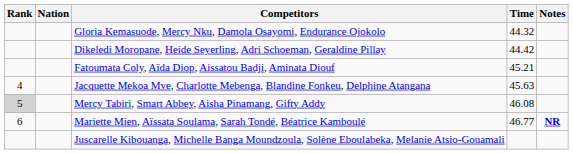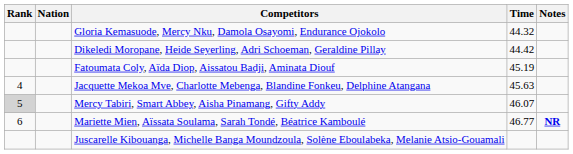(522, 67) 45.21 -> (522, 67) 45.19
(522, 103) 46.08 -> (522, 103) 46.07
